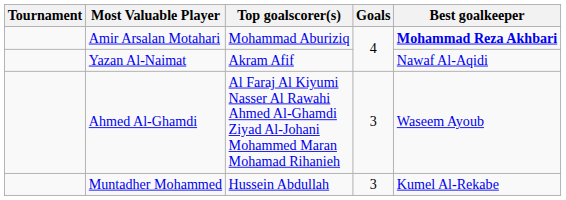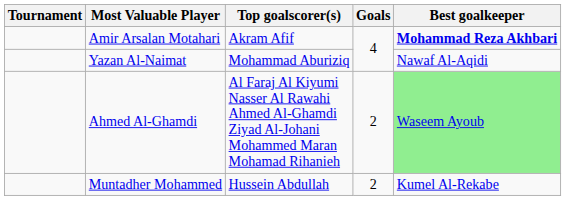(289, 37) Mohammad Aburiziq -> (261, 37) Akram Afif
(261, 60) Akram Afif -> (289, 60) Mohammad Aburiziq
(373, 122) 3 -> (373, 122) 2
(440, 122) no background -> (440, 122) lightgreen background
(373, 184) 3 -> (373, 184) 2
